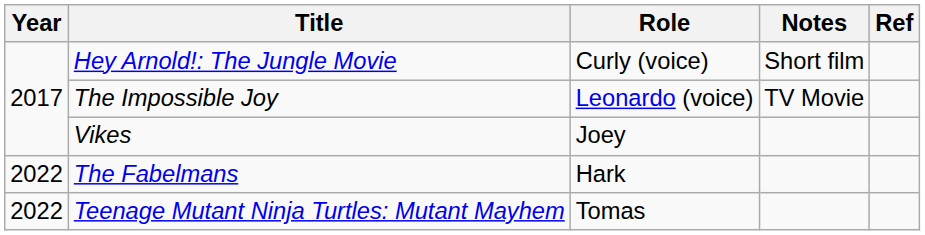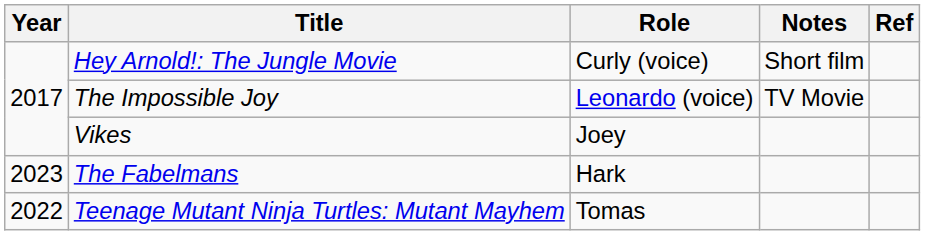(37, 173) 2022 -> (37, 173) 2023
